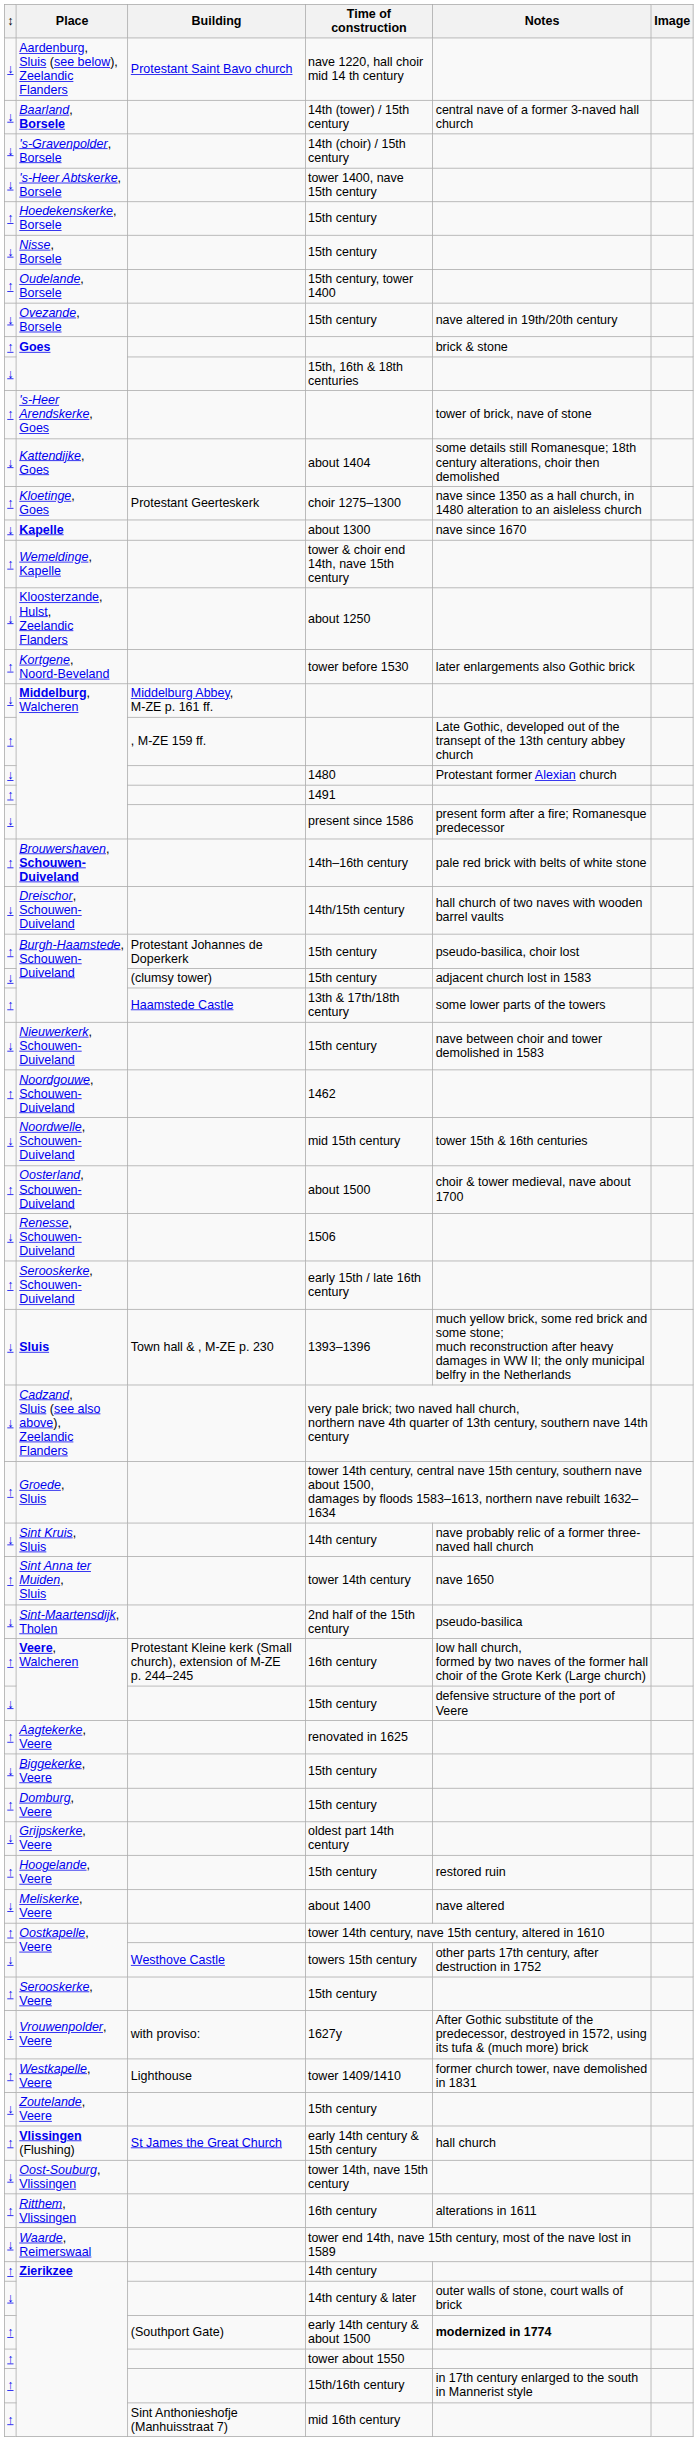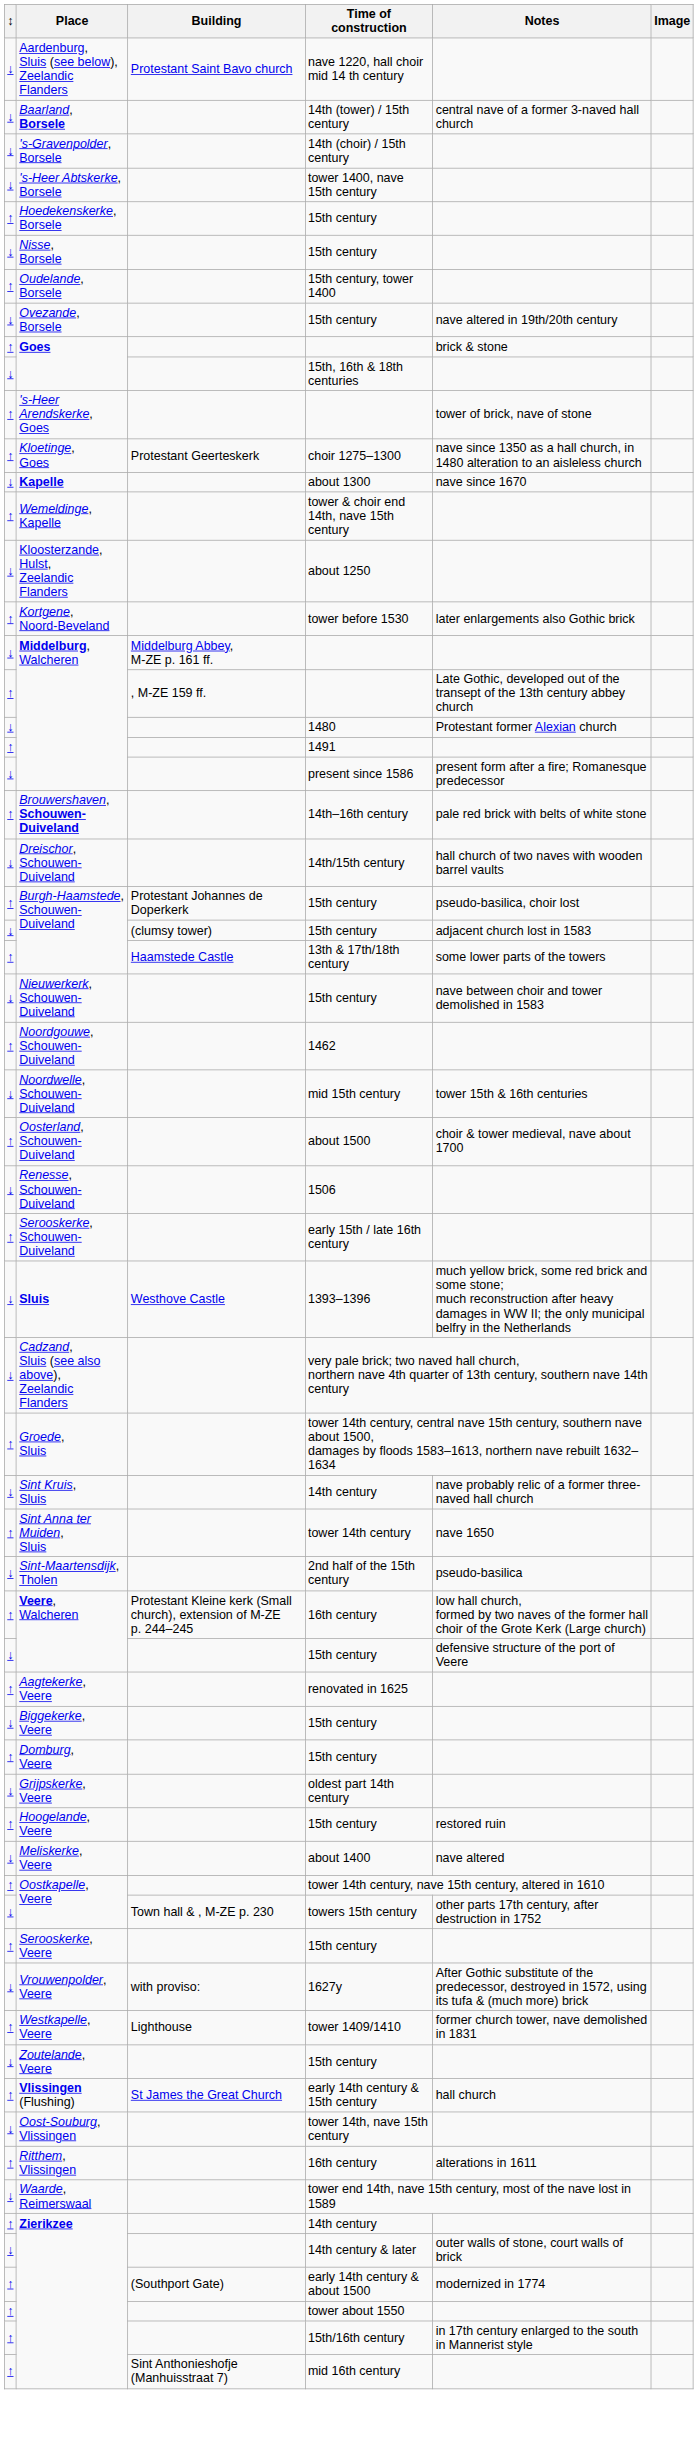- row: (52, 462)
(202, 1347) Town hall & , M-ZE p. 230 -> (178, 1299) Westhove Castle
(178, 1960) Westhove Castle -> (202, 1912) Town hall & , M-ZE p. 230
(494, 2332) bold -> (490, 2284) normal
